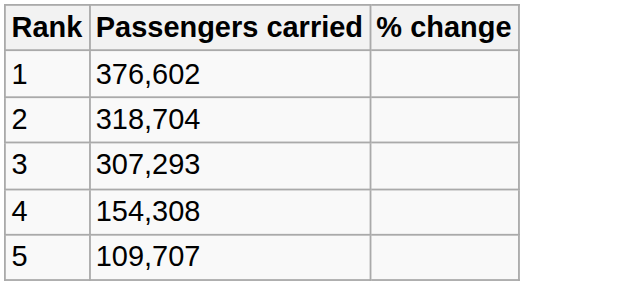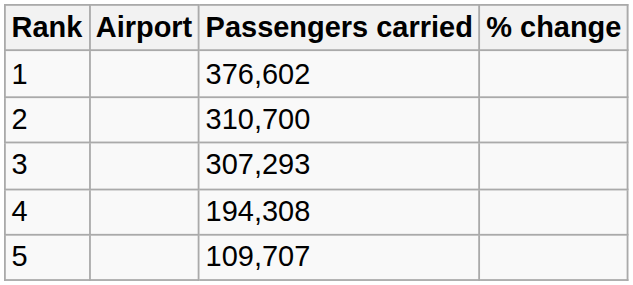+ column: (144, 27)
(148, 119) 318,704 -> (258, 119) 310,700
(148, 211) 154,308 -> (258, 211) 194,308
